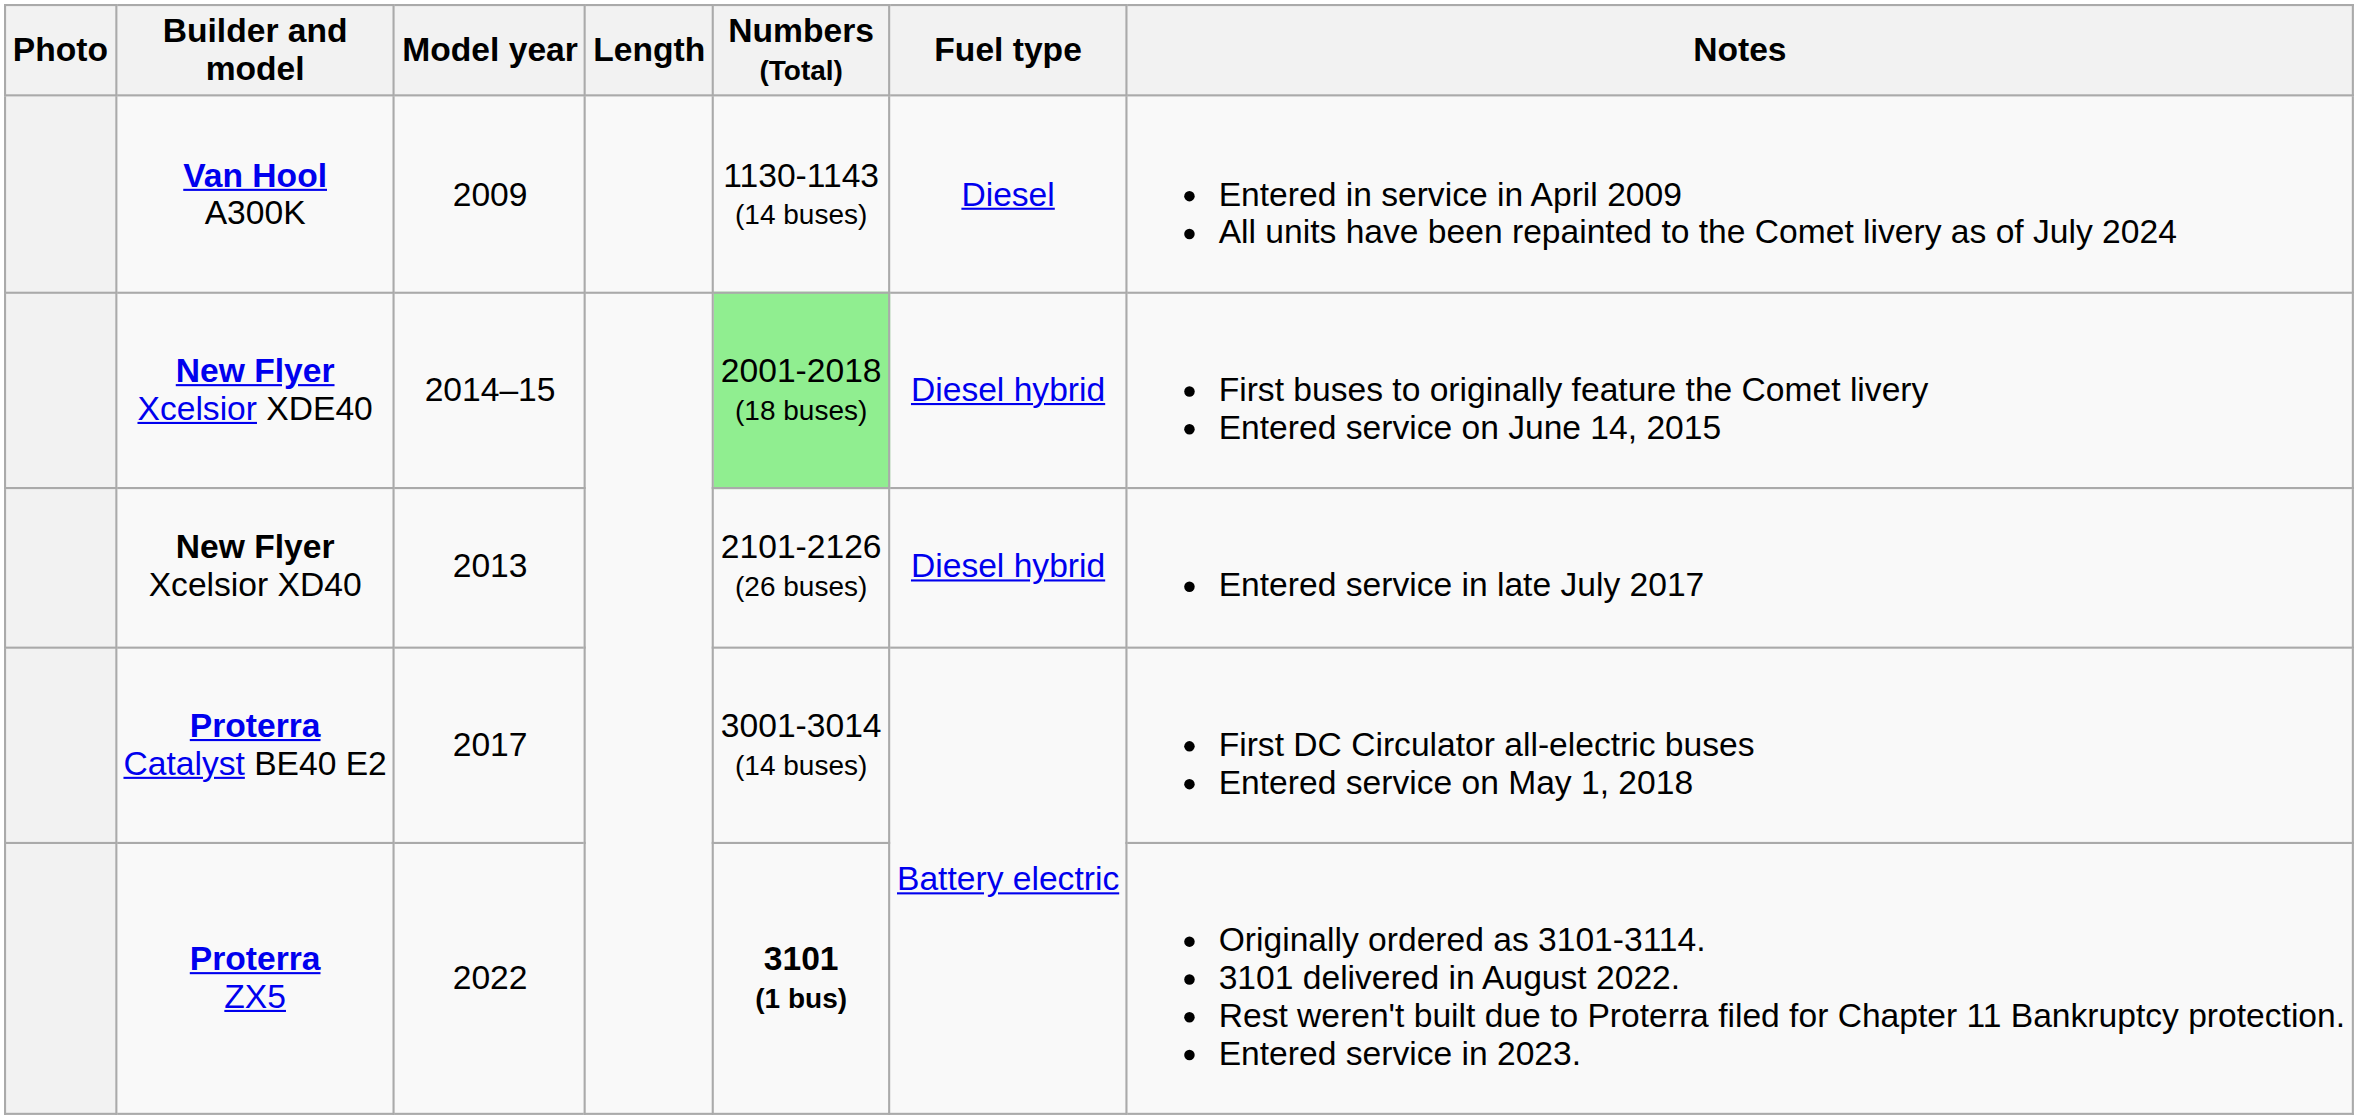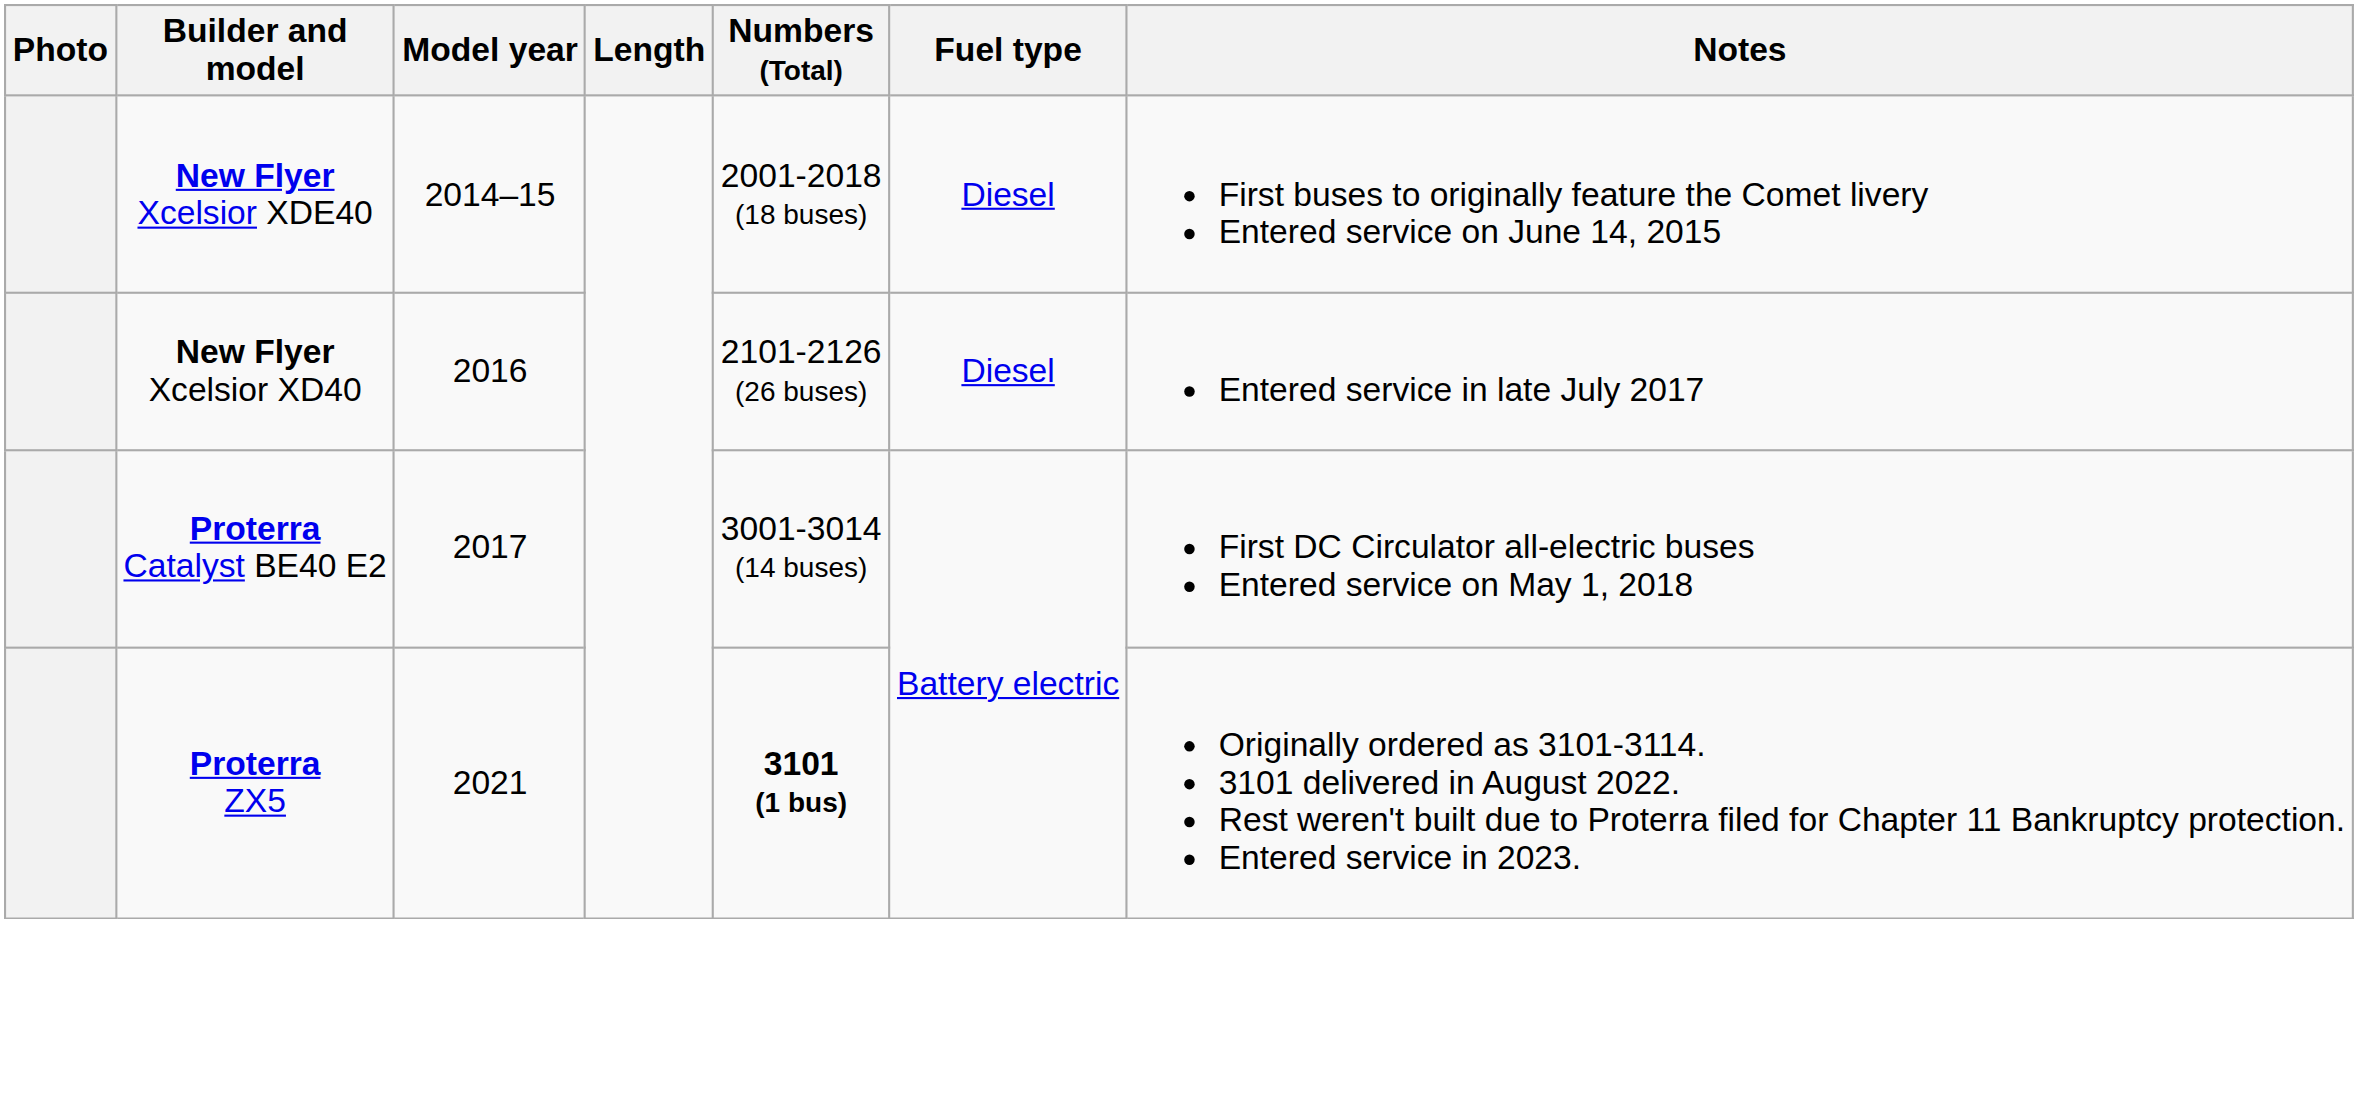- row: (255, 193)
(801, 389) lightgreen background -> (801, 193) no background
(1008, 389) Diesel hybrid -> (1008, 193) Diesel
(490, 566) 2013 -> (490, 370) 2016
(1008, 566) Diesel hybrid -> (1008, 370) Diesel
(490, 977) 2022 -> (490, 781) 2021
